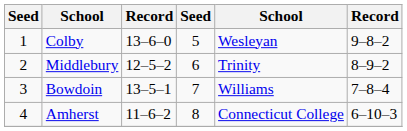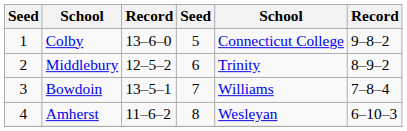(248, 41) Wesleyan -> (281, 41) Connecticut College
(281, 114) Connecticut College -> (248, 114) Wesleyan
